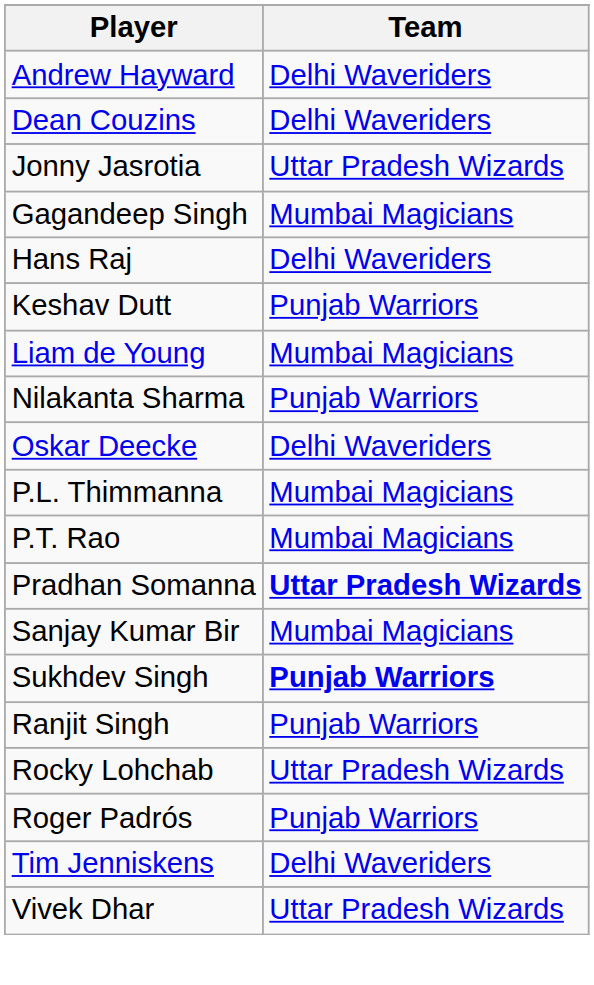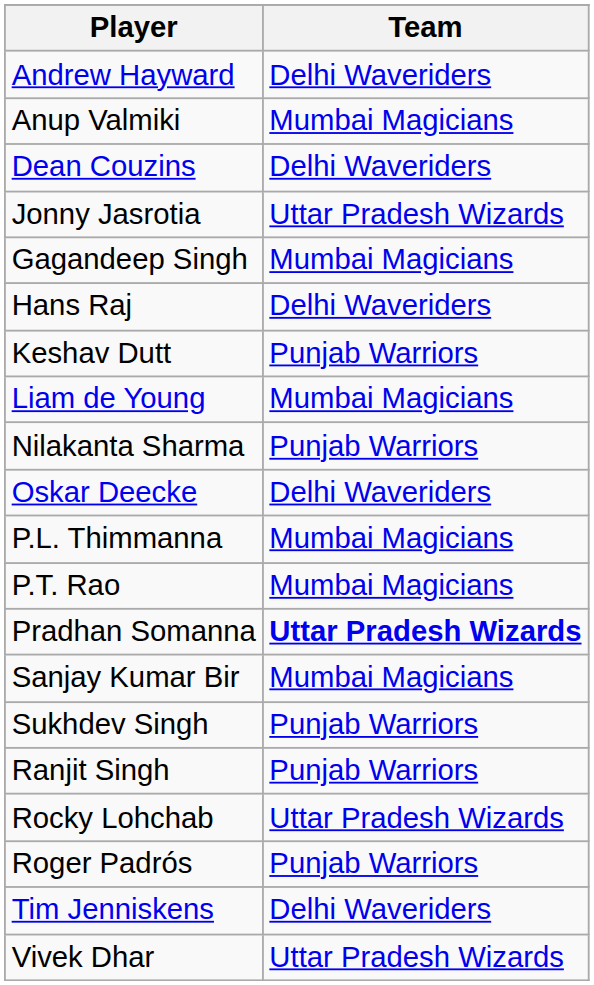+ row: (96, 120)
(382, 677) bold -> (374, 724) normal
